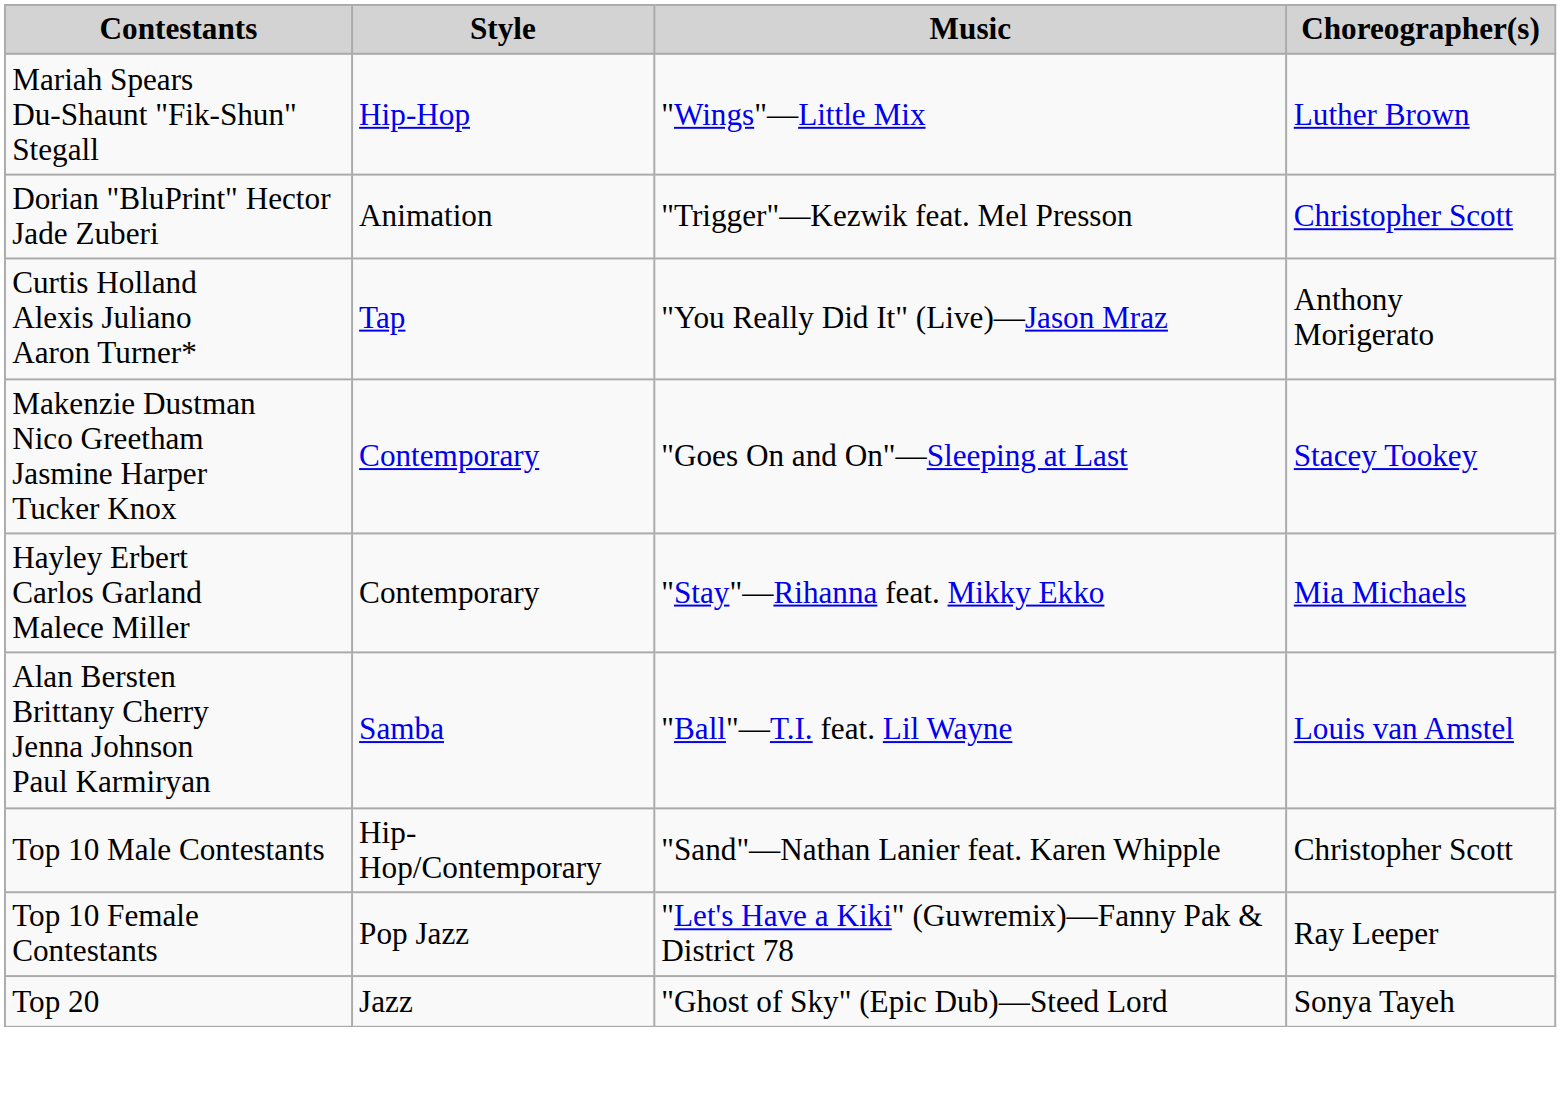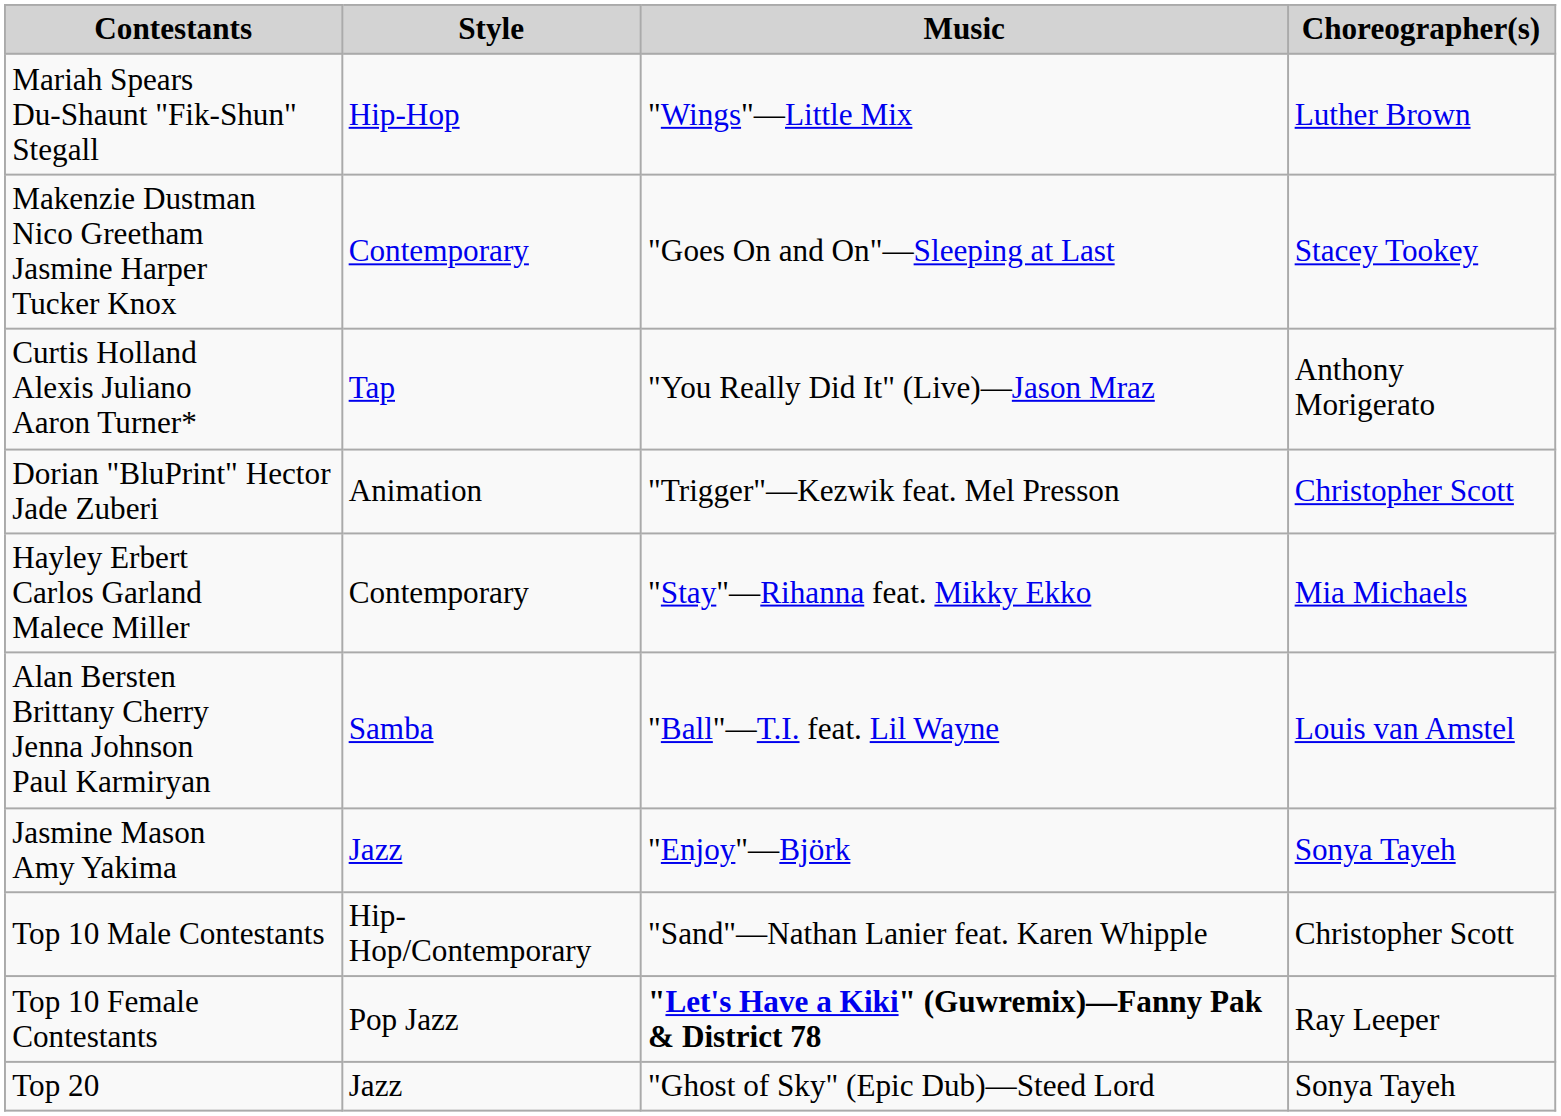rows swapped: (134, 455) <-> (171, 215)
+ row: (109, 849)
(962, 934) normal -> (955, 1018) bold
